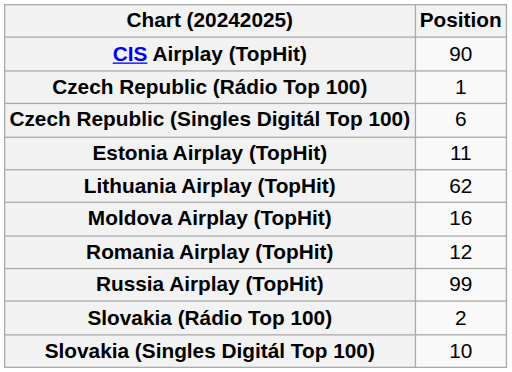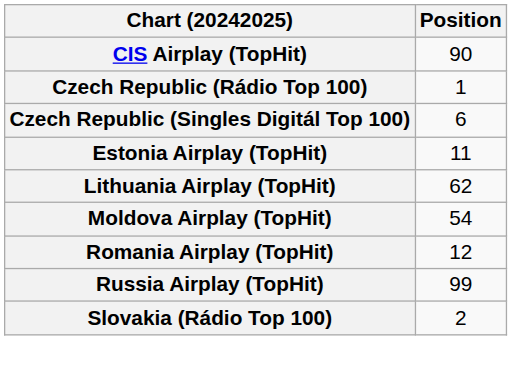(461, 218) 16 -> (461, 218) 54
- row: (210, 350)
